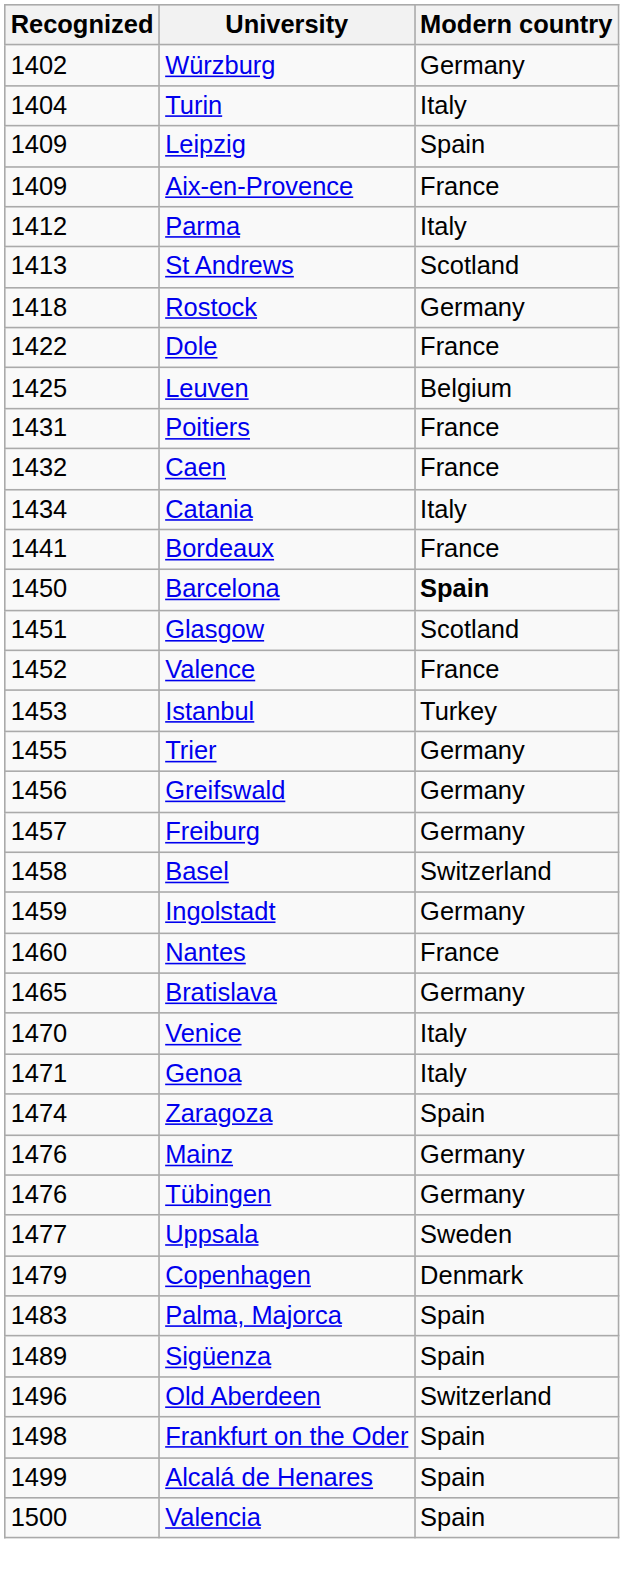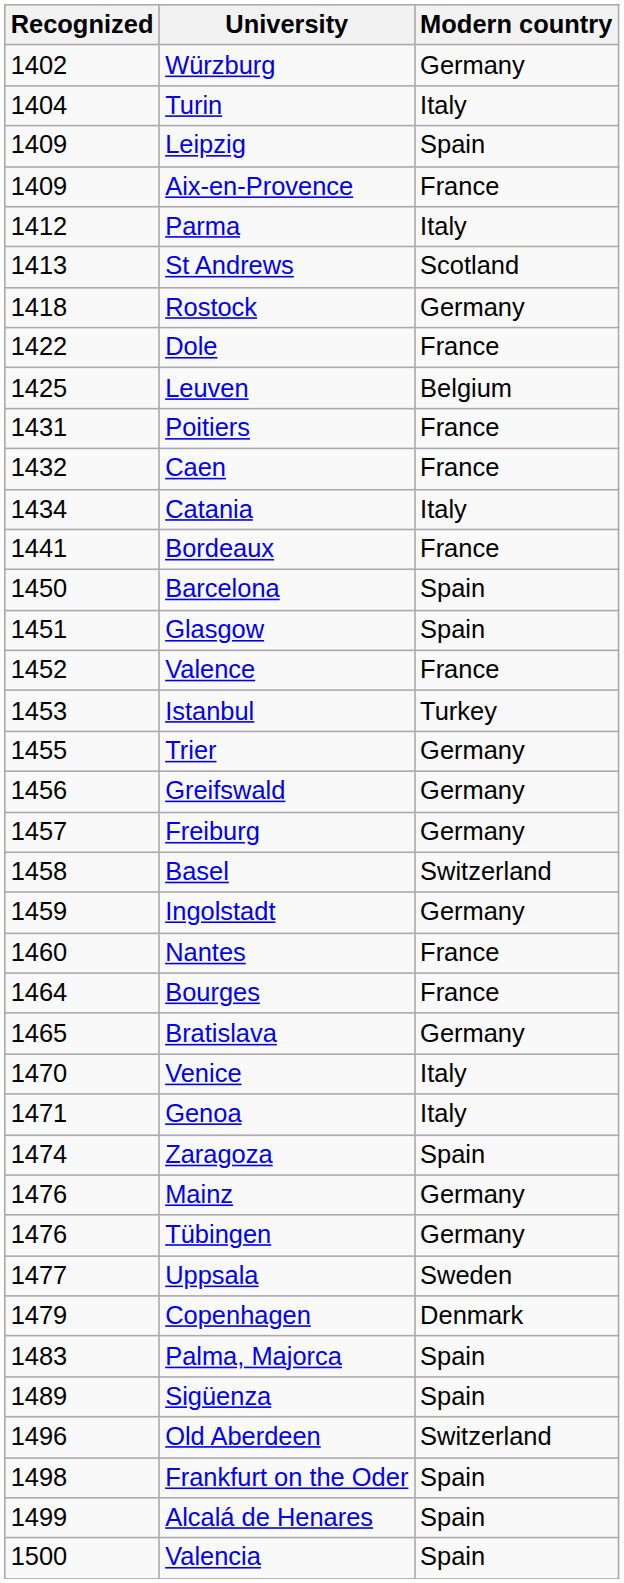(455, 589) bold -> (453, 589) normal
(470, 629) Scotland -> (453, 629) Spain
+ row: (213, 992)
